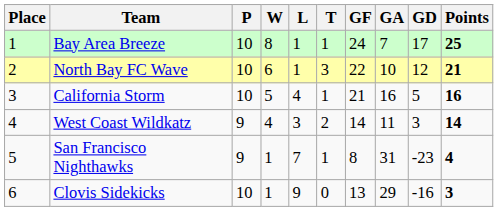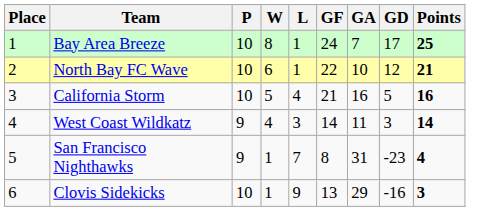- column: (331, 17)
